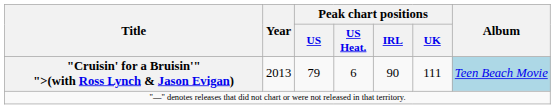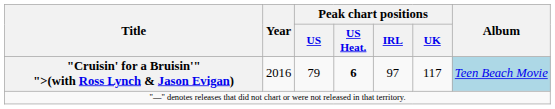(279, 73) 2013 -> (279, 73) 2016
(353, 73) normal -> (353, 73) bold
(393, 73) 90 -> (393, 73) 97
(432, 73) 111 -> (432, 73) 117
